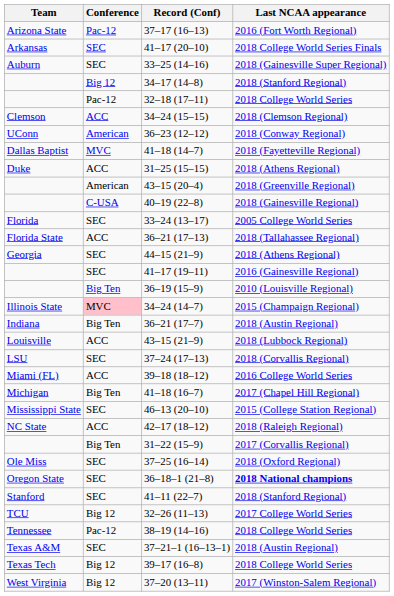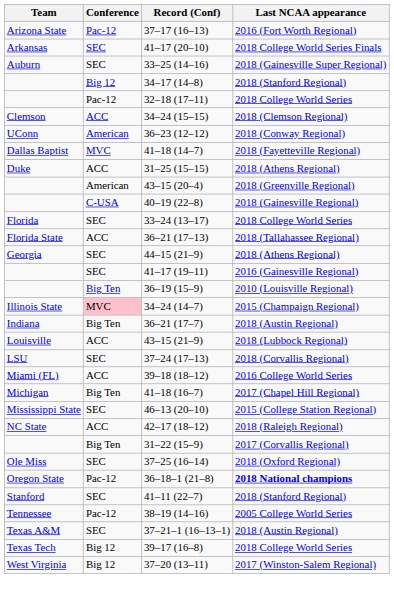(294, 220) 2005 College World Series -> (294, 220) 2018 College World Series
(96, 479) SEC -> (101, 479) Pac-12
- row: (176, 513)
(294, 530) 2018 College World Series -> (294, 513) 2005 College World Series
